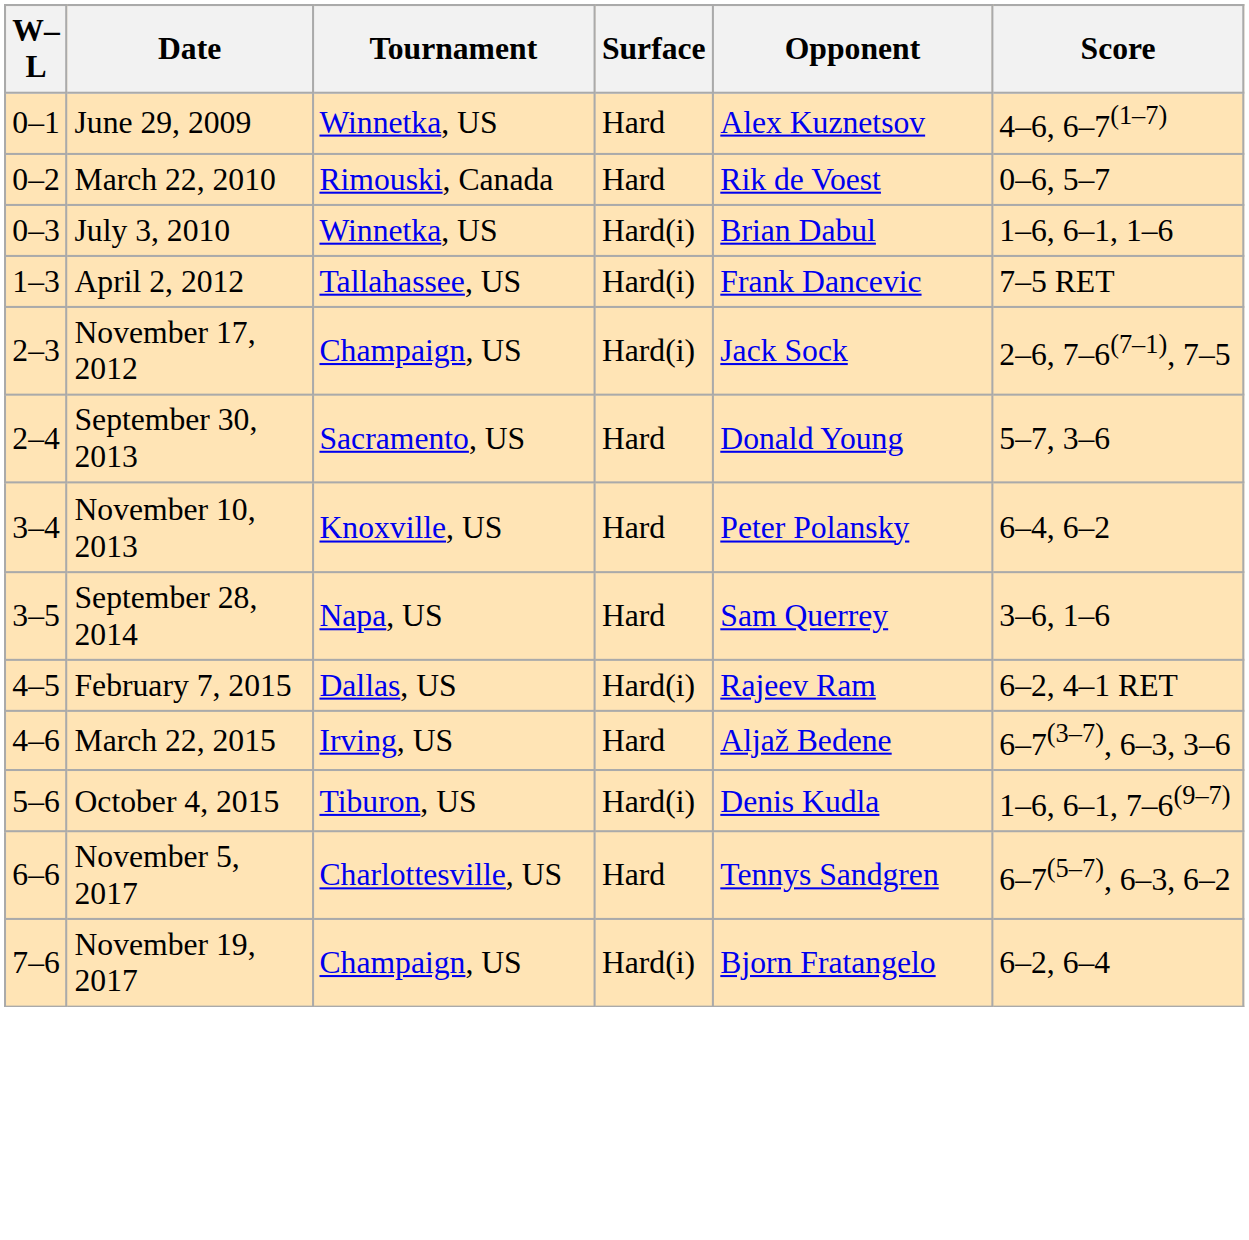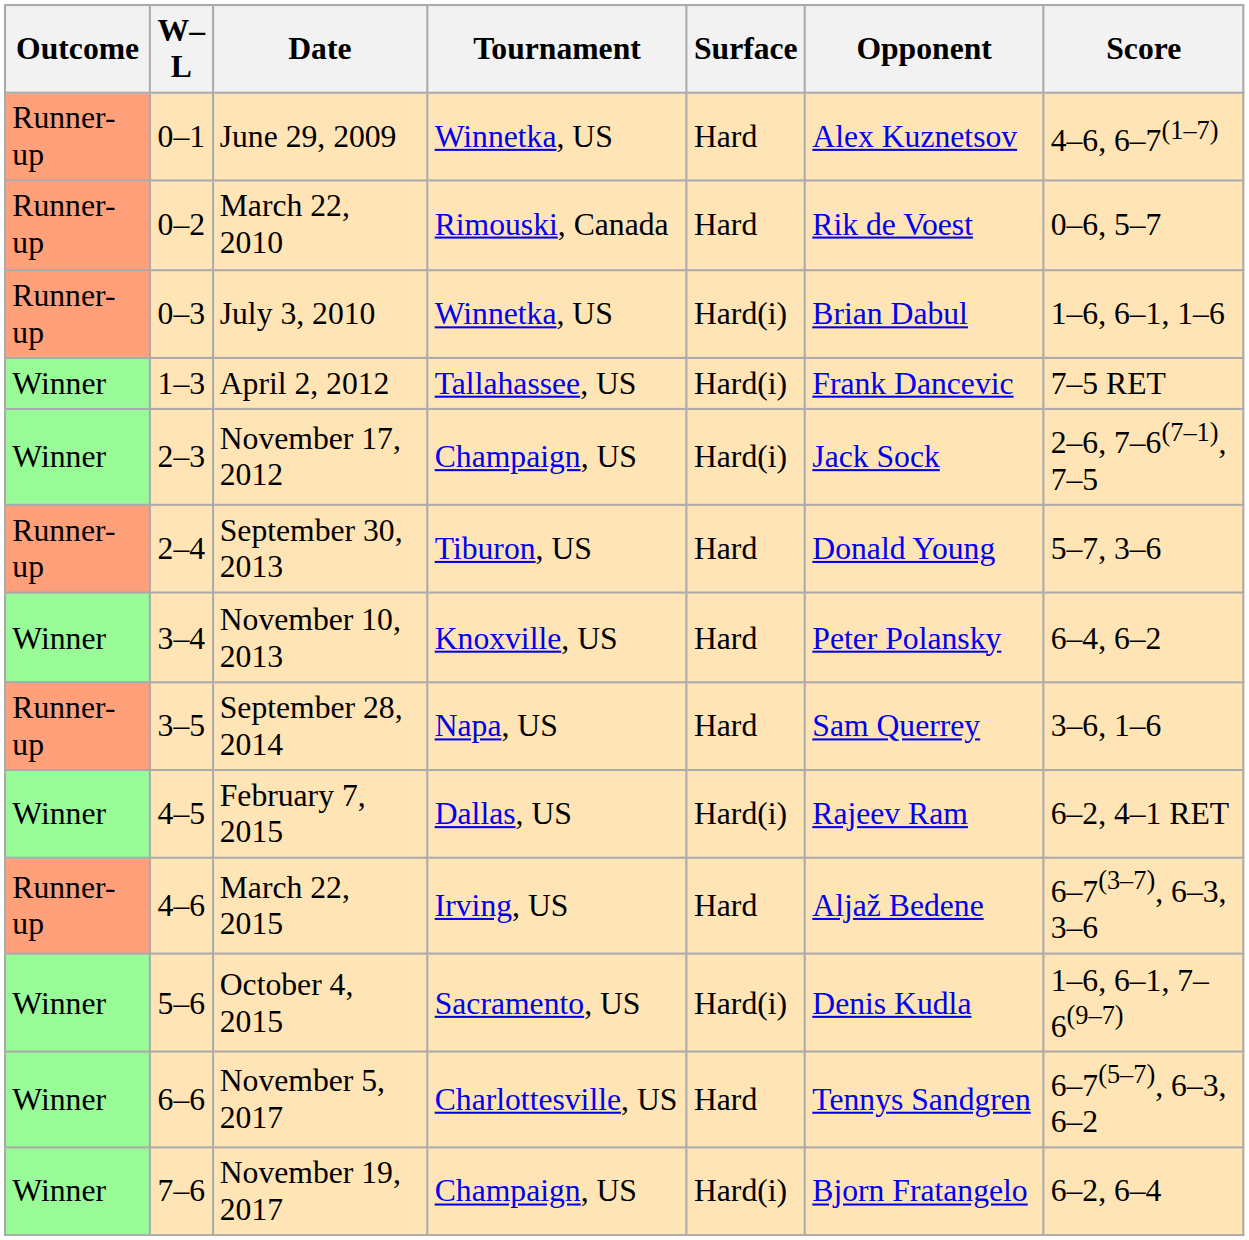+ column: (78, 48)
(422, 438) Sacramento, US -> (513, 548) Tiburon, US
(398, 799) Tiburon, US -> (538, 1001) Sacramento, US
